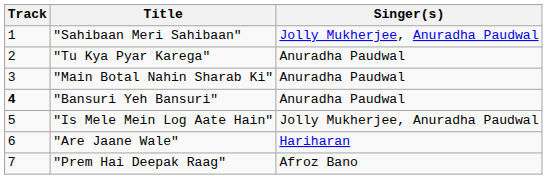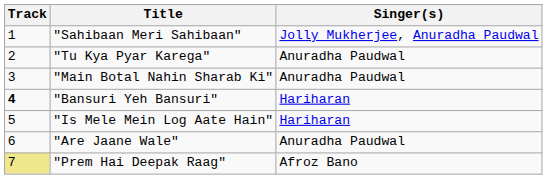(342, 100) Anuradha Paudwal -> (315, 100) Hariharan
(409, 121) Jolly Mukherjee, Anuradha Paudwal -> (315, 121) Hariharan
(315, 142) Hariharan -> (342, 142) Anuradha Paudwal
(12, 163) no background -> (12, 163) khaki background
